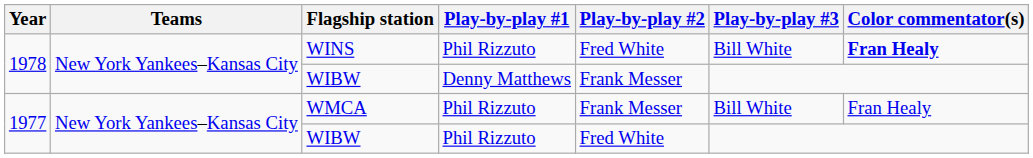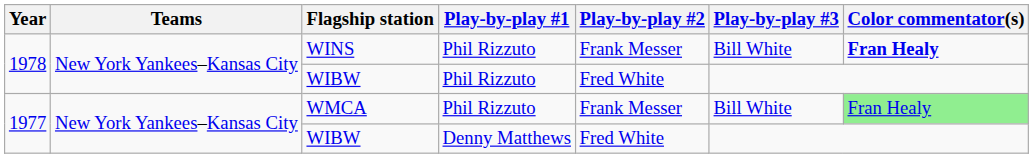(622, 49) Fred White -> (631, 49) Frank Messer
(507, 78) Denny Matthews -> (489, 78) Phil Rizzuto
(631, 78) Frank Messer -> (622, 78) Fred White
(889, 108) no background -> (889, 108) lightgreen background
(489, 138) Phil Rizzuto -> (507, 138) Denny Matthews
